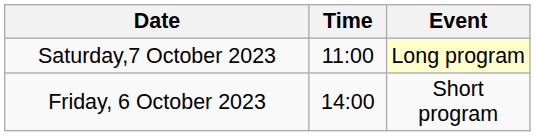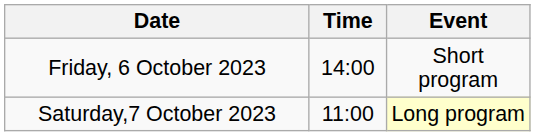rows swapped: (157, 101) <-> (157, 55)
